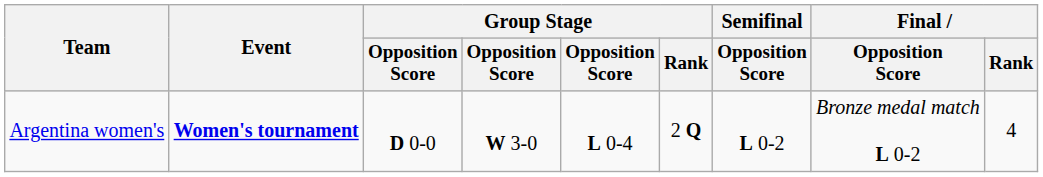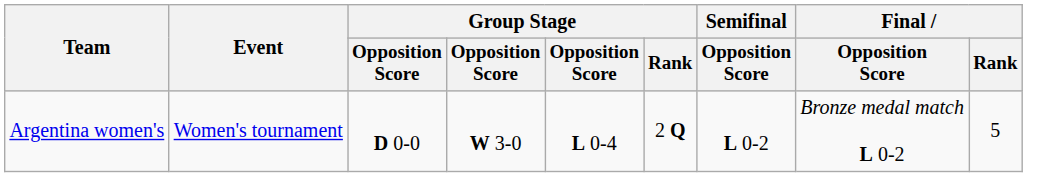(266, 131) bold -> (258, 131) normal
(1011, 131) 4 -> (995, 131) 5
